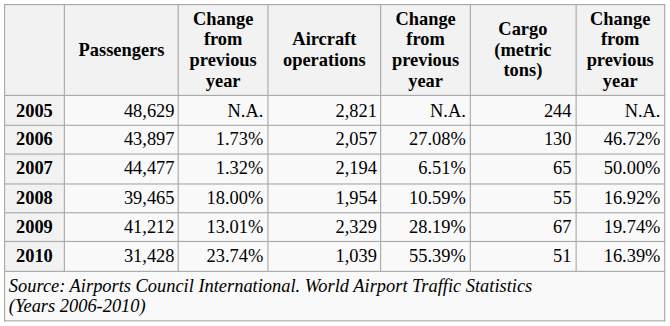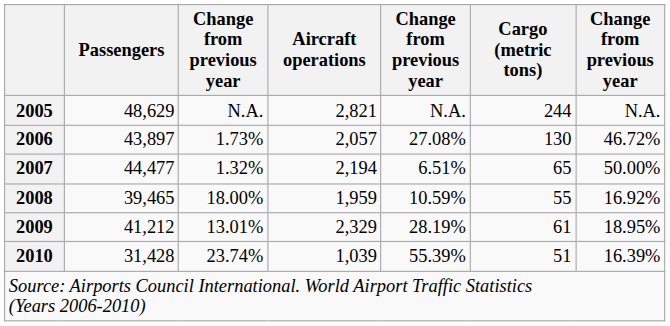(356, 197) 1,954 -> (356, 197) 1,959
(562, 227) 67 -> (562, 227) 61
(632, 227) 19.74% -> (632, 227) 18.95%
